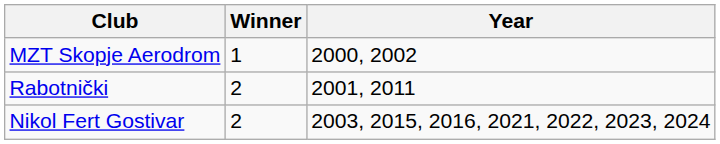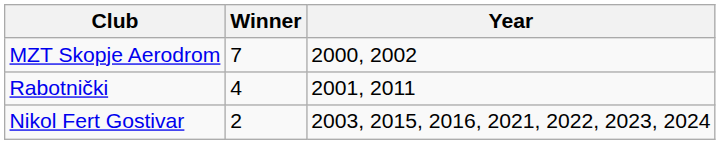(236, 54) 1 -> (236, 54) 7
(236, 88) 2 -> (236, 88) 4
